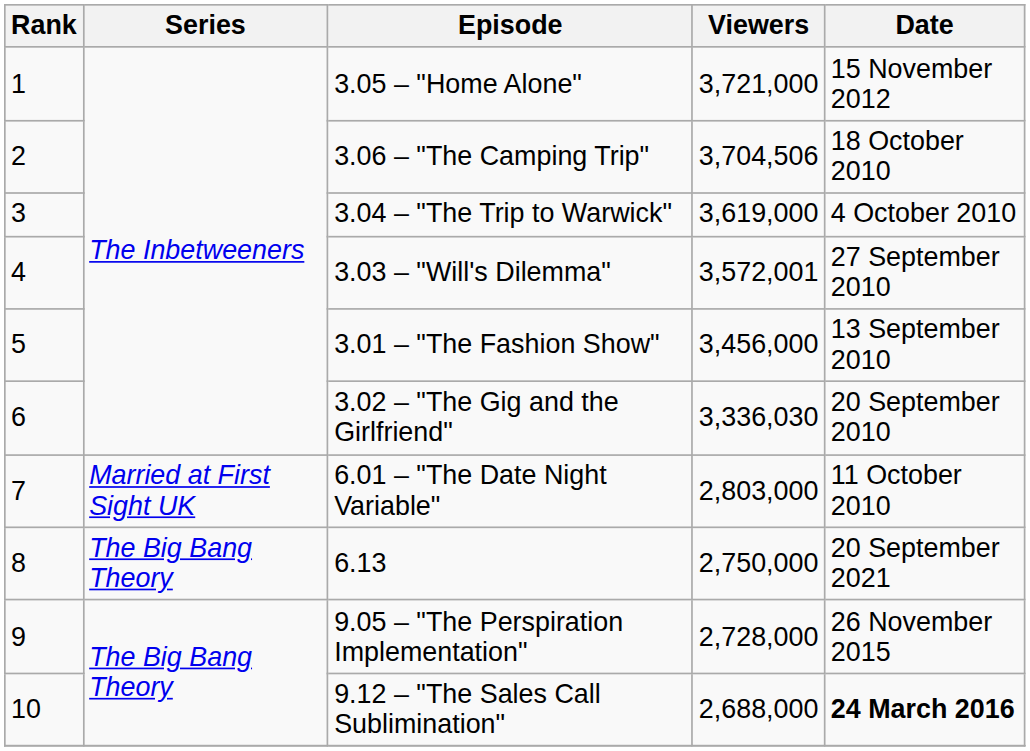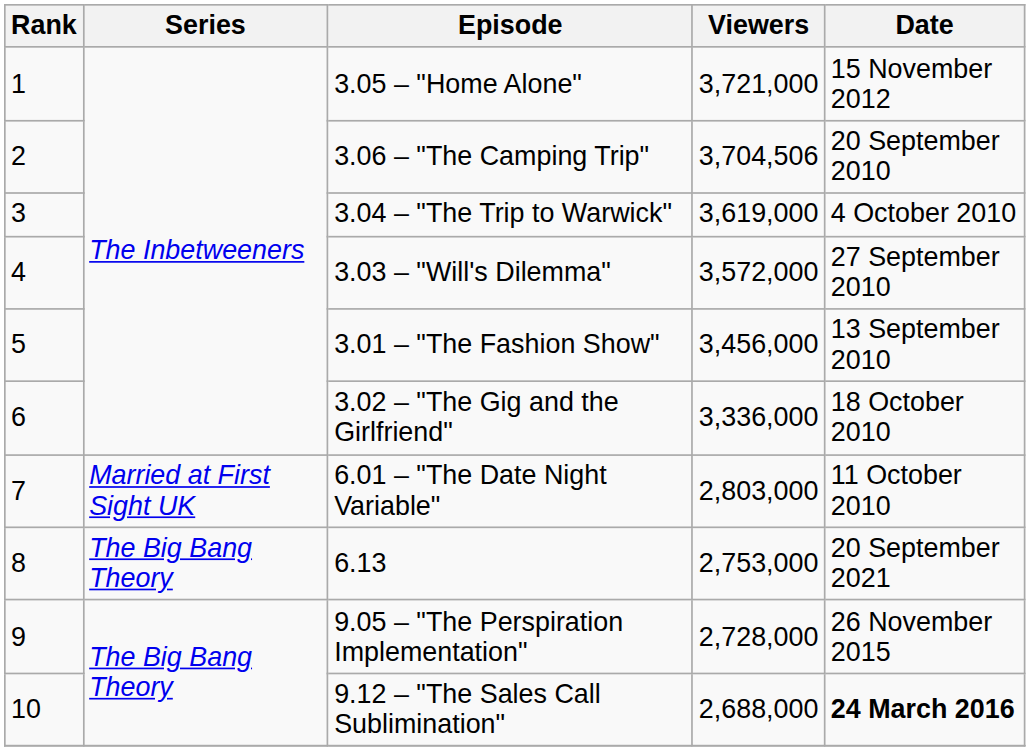(897, 156) 18 October 2010 -> (915, 156) 20 September 2010
(759, 271) 3,572,001 -> (759, 271) 3,572,000
(759, 417) 3,336,030 -> (759, 417) 3,336,000
(915, 417) 20 September 2010 -> (897, 417) 18 October 2010
(759, 563) 2,750,000 -> (759, 563) 2,753,000
